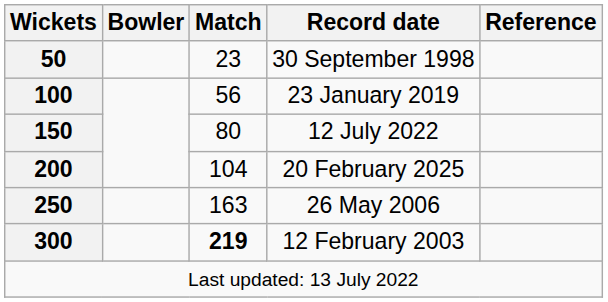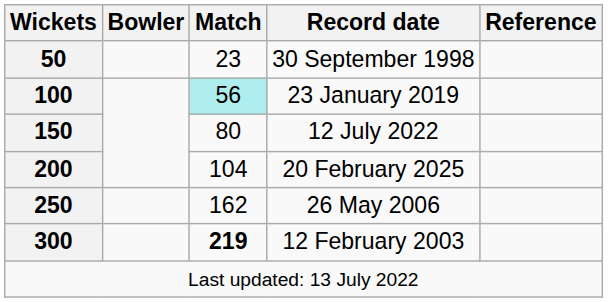(228, 95) no background -> (228, 95) paleturquoise background
(228, 205) 163 -> (228, 205) 162
